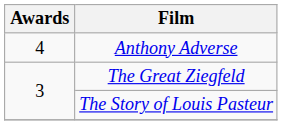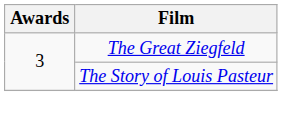- row: (176, 47)
